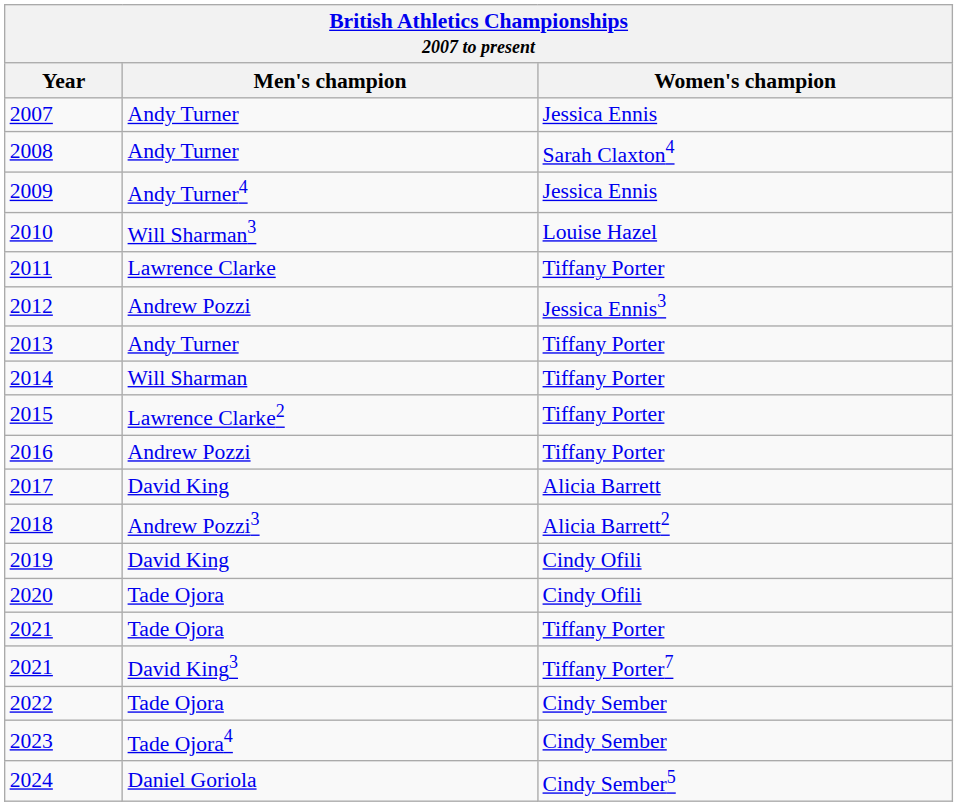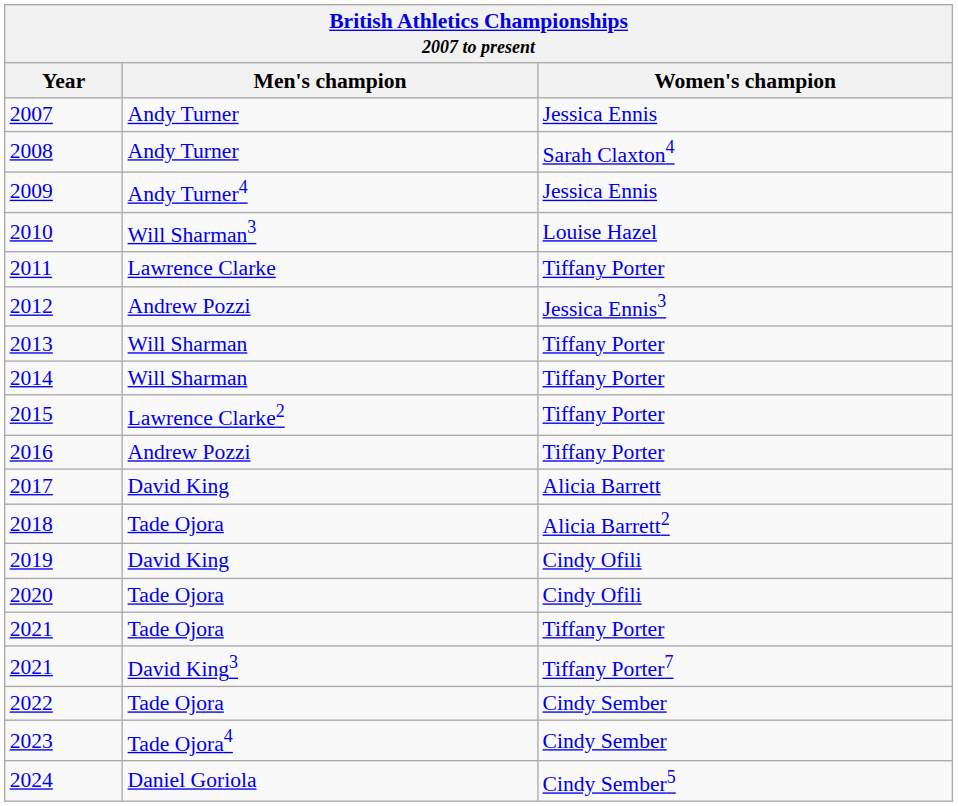(183, 343) Andy Turner -> (187, 343) Will Sharman
(194, 523) Andrew Pozzi3 -> (176, 523) Tade Ojora
